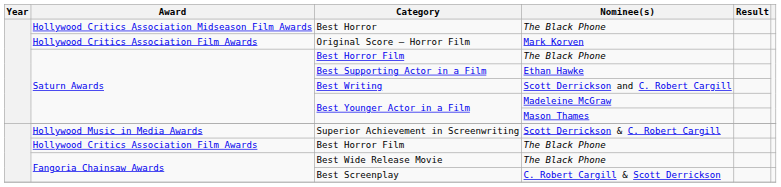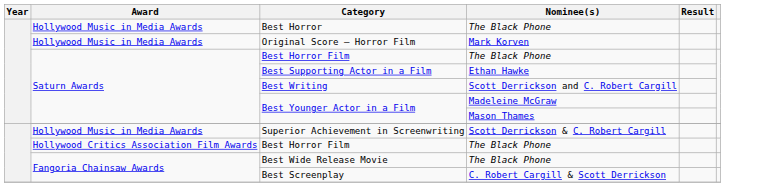(172, 27) Hollywood Critics Association Midseason Film Awards -> (118, 27) Hollywood Music in Media Awards
(145, 41) Hollywood Critics Association Film Awards -> (118, 41) Hollywood Music in Media Awards
